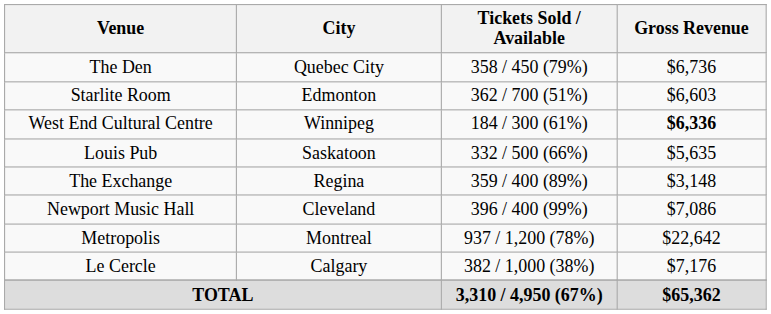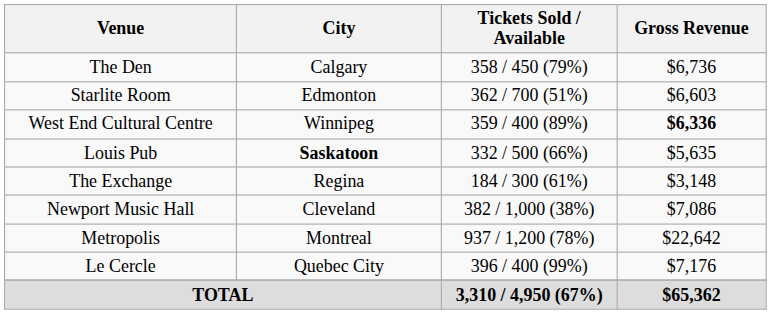(339, 67) Quebec City -> (339, 67) Calgary
(529, 124) 184 / 300 (61%) -> (529, 124) 359 / 400 (89%)
(339, 152) normal -> (339, 152) bold
(529, 180) 359 / 400 (89%) -> (529, 180) 184 / 300 (61%)
(529, 209) 396 / 400 (99%) -> (529, 209) 382 / 1,000 (38%)
(339, 266) Calgary -> (339, 266) Quebec City
(529, 266) 382 / 1,000 (38%) -> (529, 266) 396 / 400 (99%)
